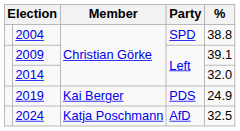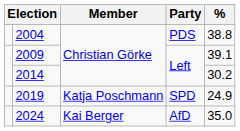(182, 34) SPD -> (182, 34) PDS
(220, 75) 32.0 -> (220, 75) 30.2
(93, 95) Kai Berger -> (113, 95) Katja Poschmann
(182, 95) PDS -> (182, 95) SPD
(113, 116) Katja Poschmann -> (93, 116) Kai Berger
(220, 116) 32.5 -> (220, 116) 35.0
